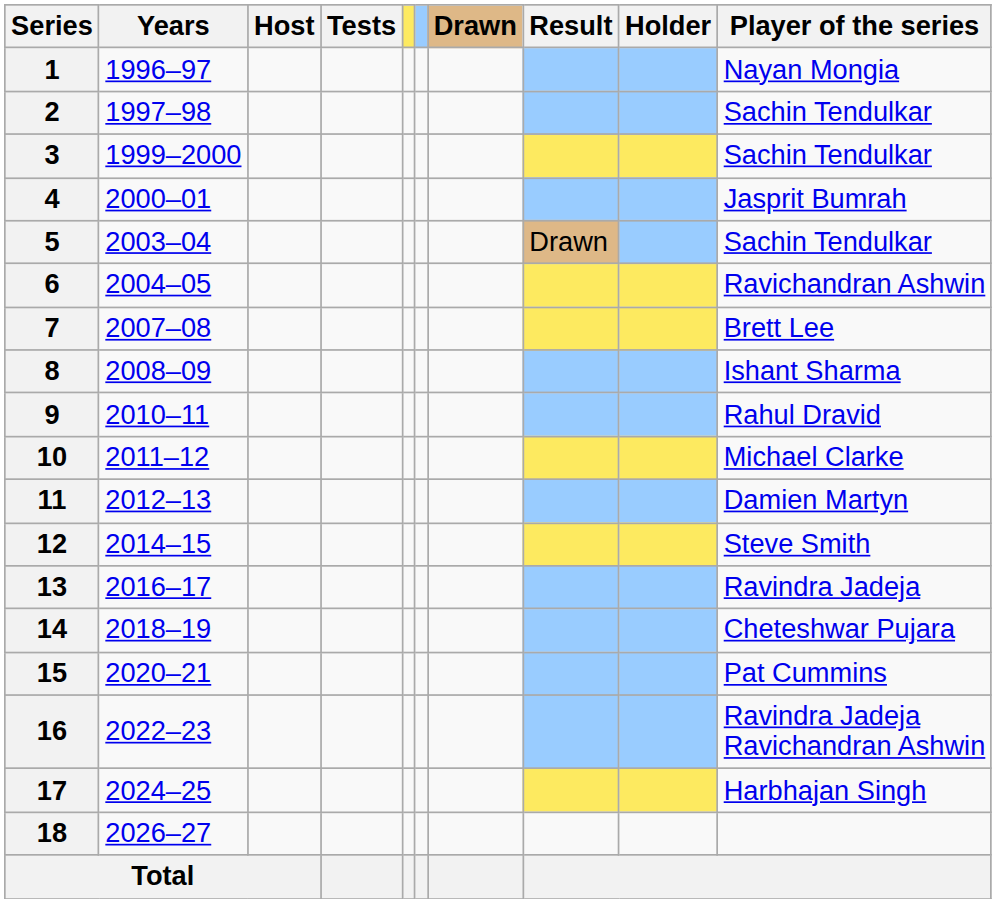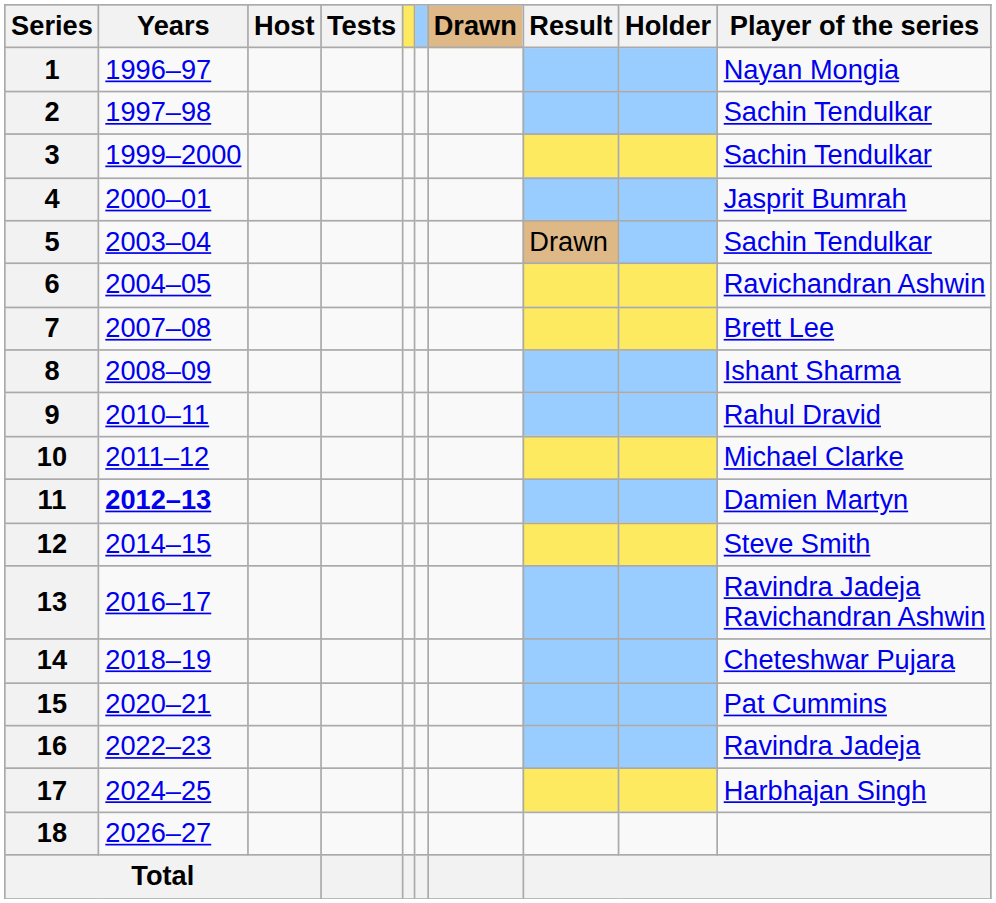(158, 500) normal -> (158, 500) bold
(822, 586) Ravindra Jadeja -> (855, 602) Ravindra Jadeja Ravichandran Ashwin
(855, 731) Ravindra Jadeja Ravichandran Ashwin -> (822, 746) Ravindra Jadeja
